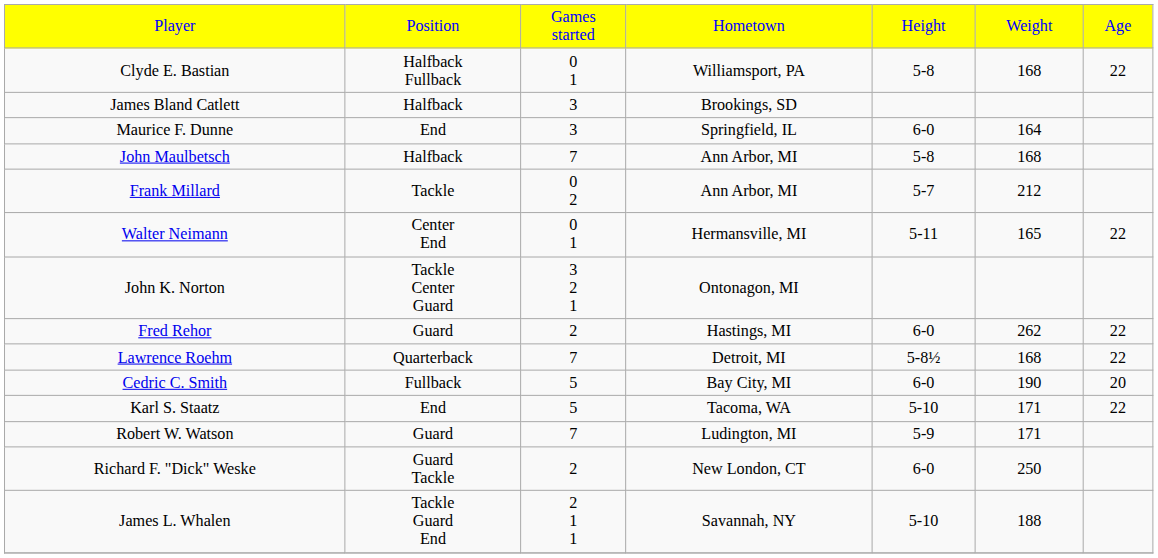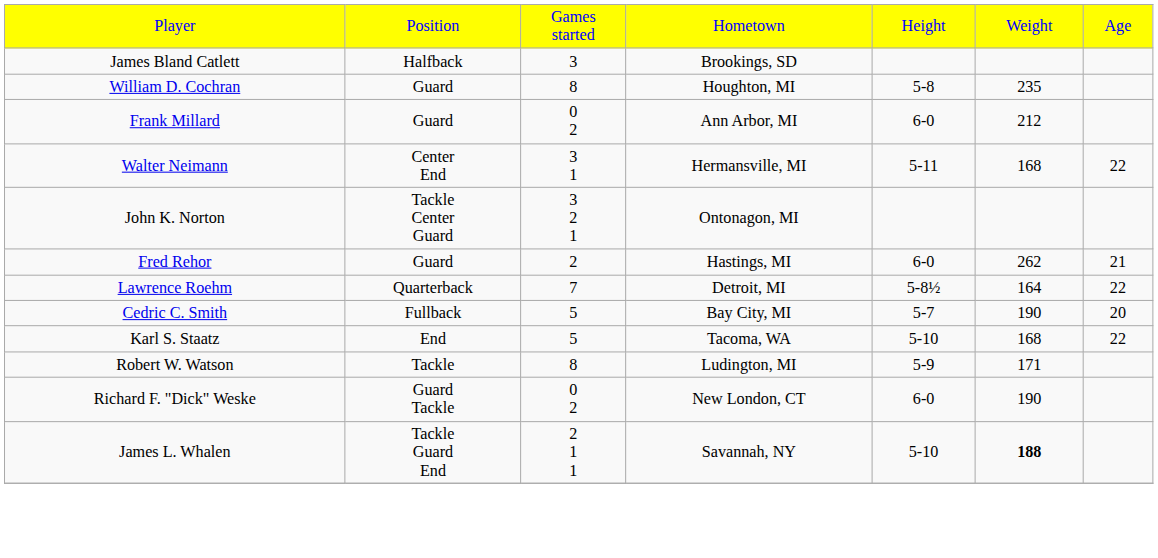- row: (175, 70)
+ row: (175, 86)
- row: (175, 130)
- row: (175, 156)
(433, 190) Tackle -> (433, 121) Guard
(924, 190) 5-7 -> (924, 121) 6-0
(573, 234) 0 1 -> (573, 165) 3 1
(1029, 234) 165 -> (1029, 165) 168
(1118, 331) 22 -> (1118, 261) 21
(1029, 357) 168 -> (1029, 287) 164
(924, 382) 6-0 -> (924, 313) 5-7
(1029, 408) 171 -> (1029, 338) 168
(433, 433) Guard -> (433, 364) Tackle
(573, 433) 7 -> (573, 364) 8
(573, 468) 2 -> (573, 399) 0 2
(1029, 468) 250 -> (1029, 399) 190
(1029, 521) normal -> (1029, 452) bold
